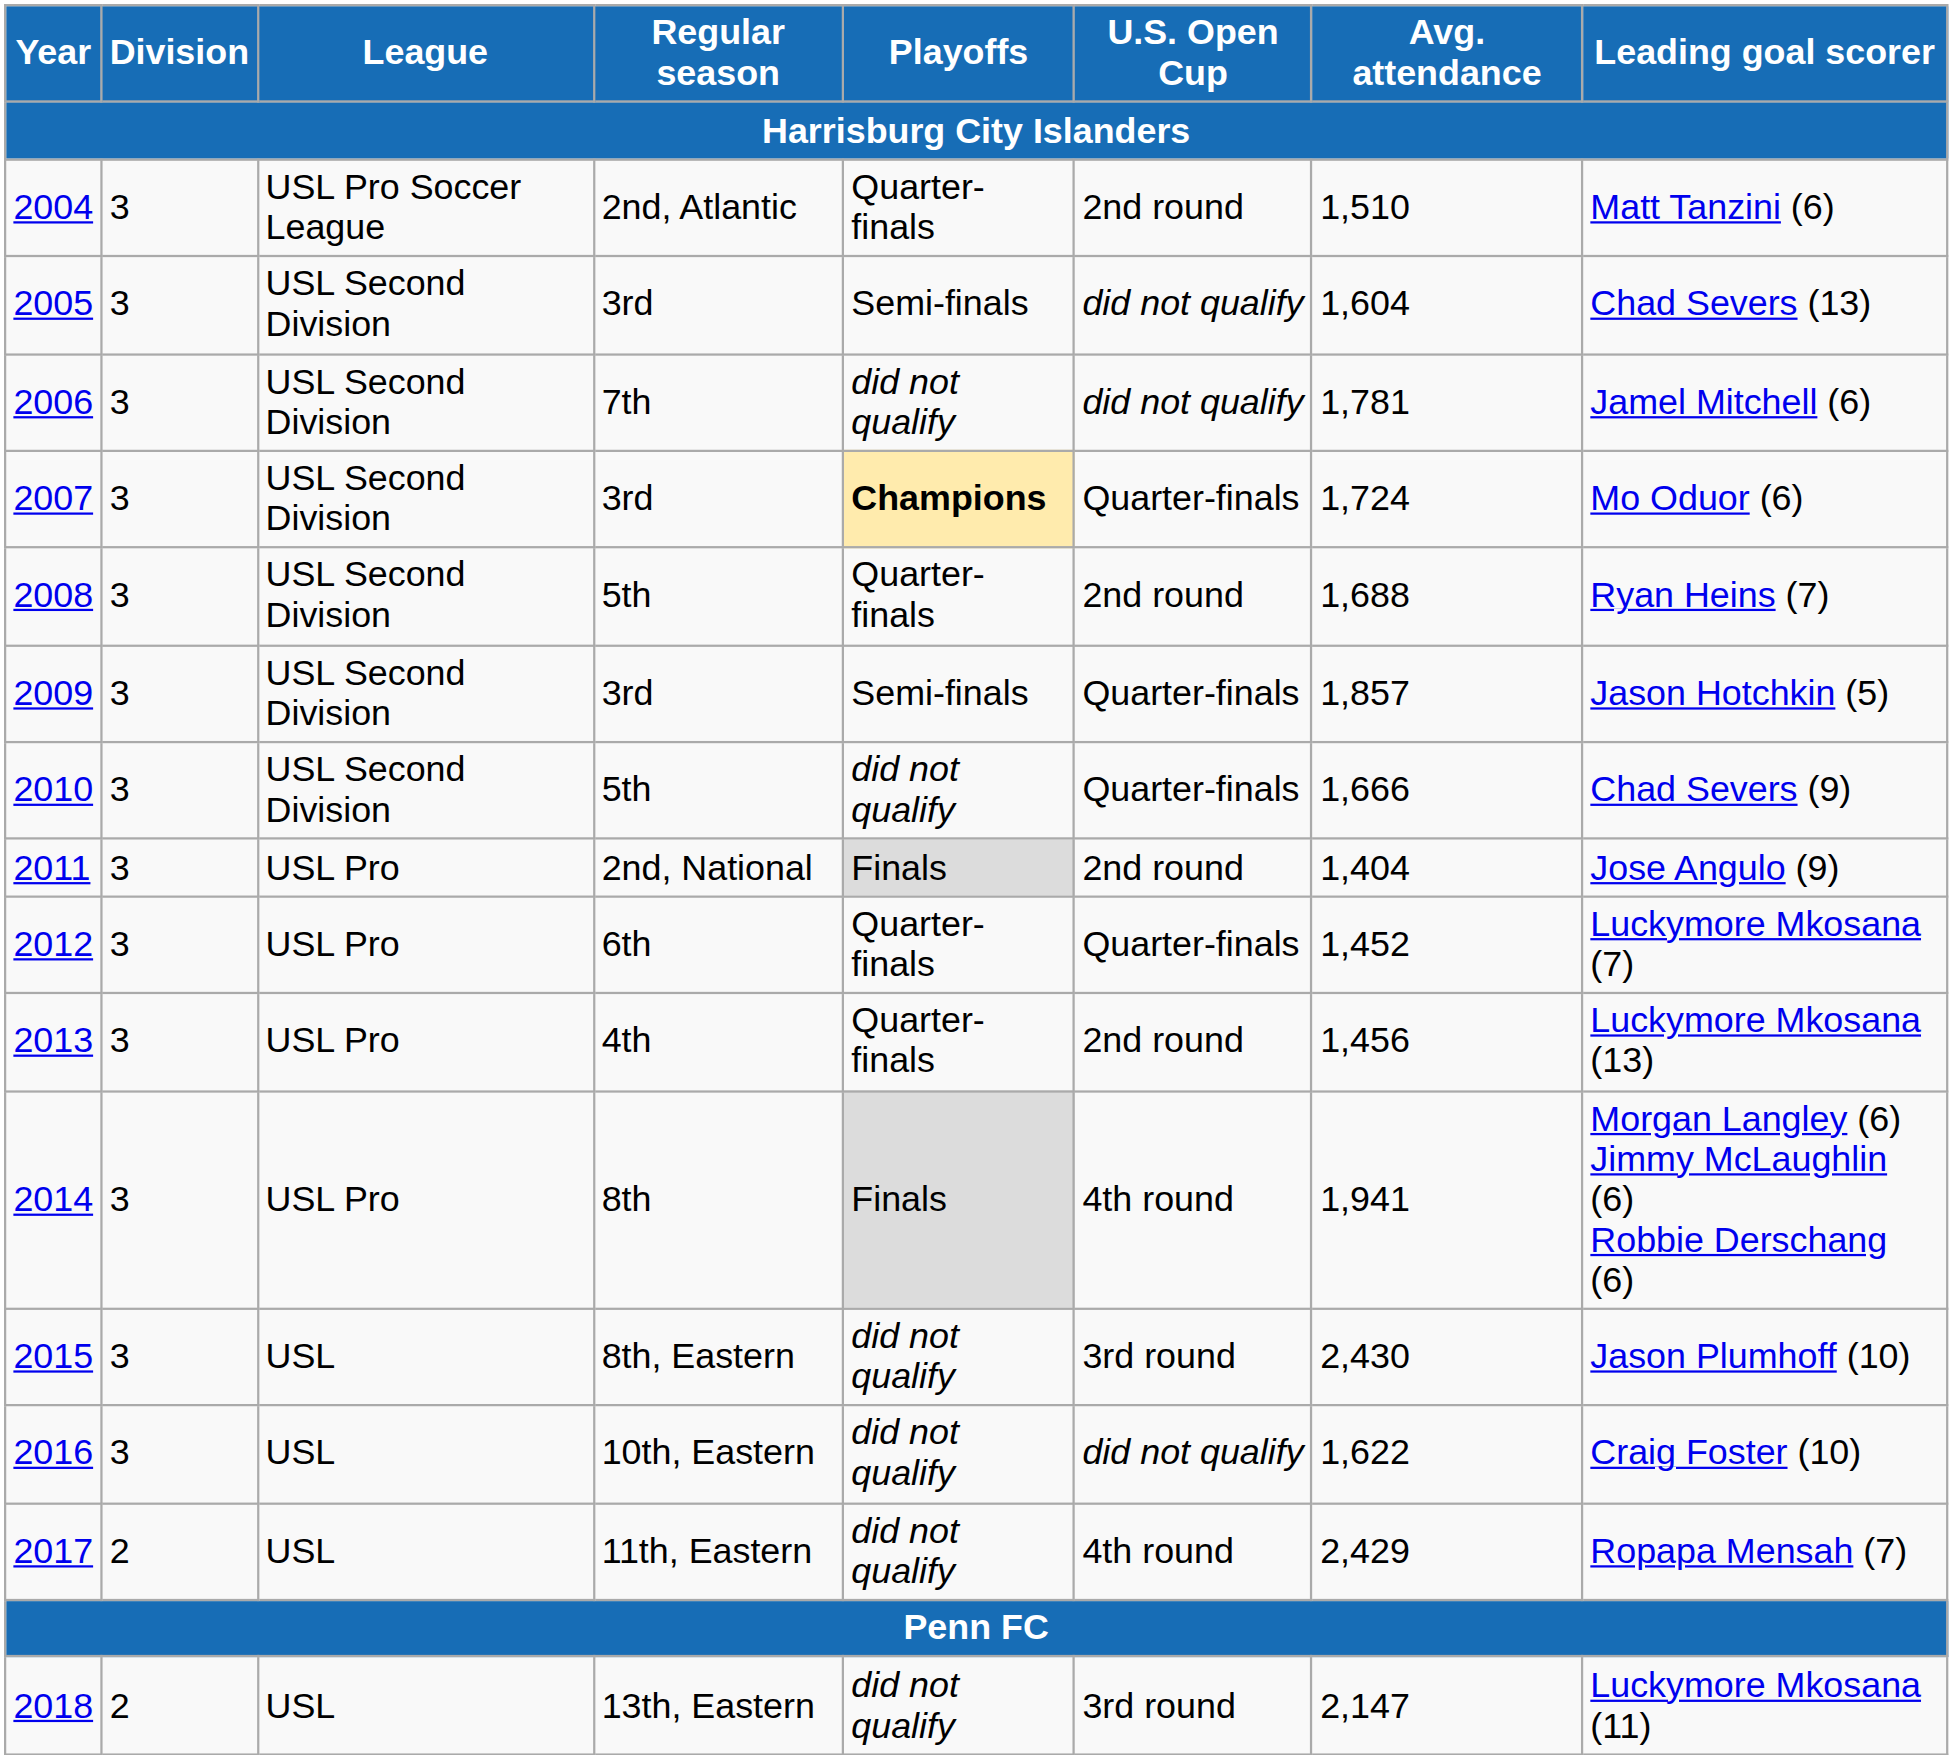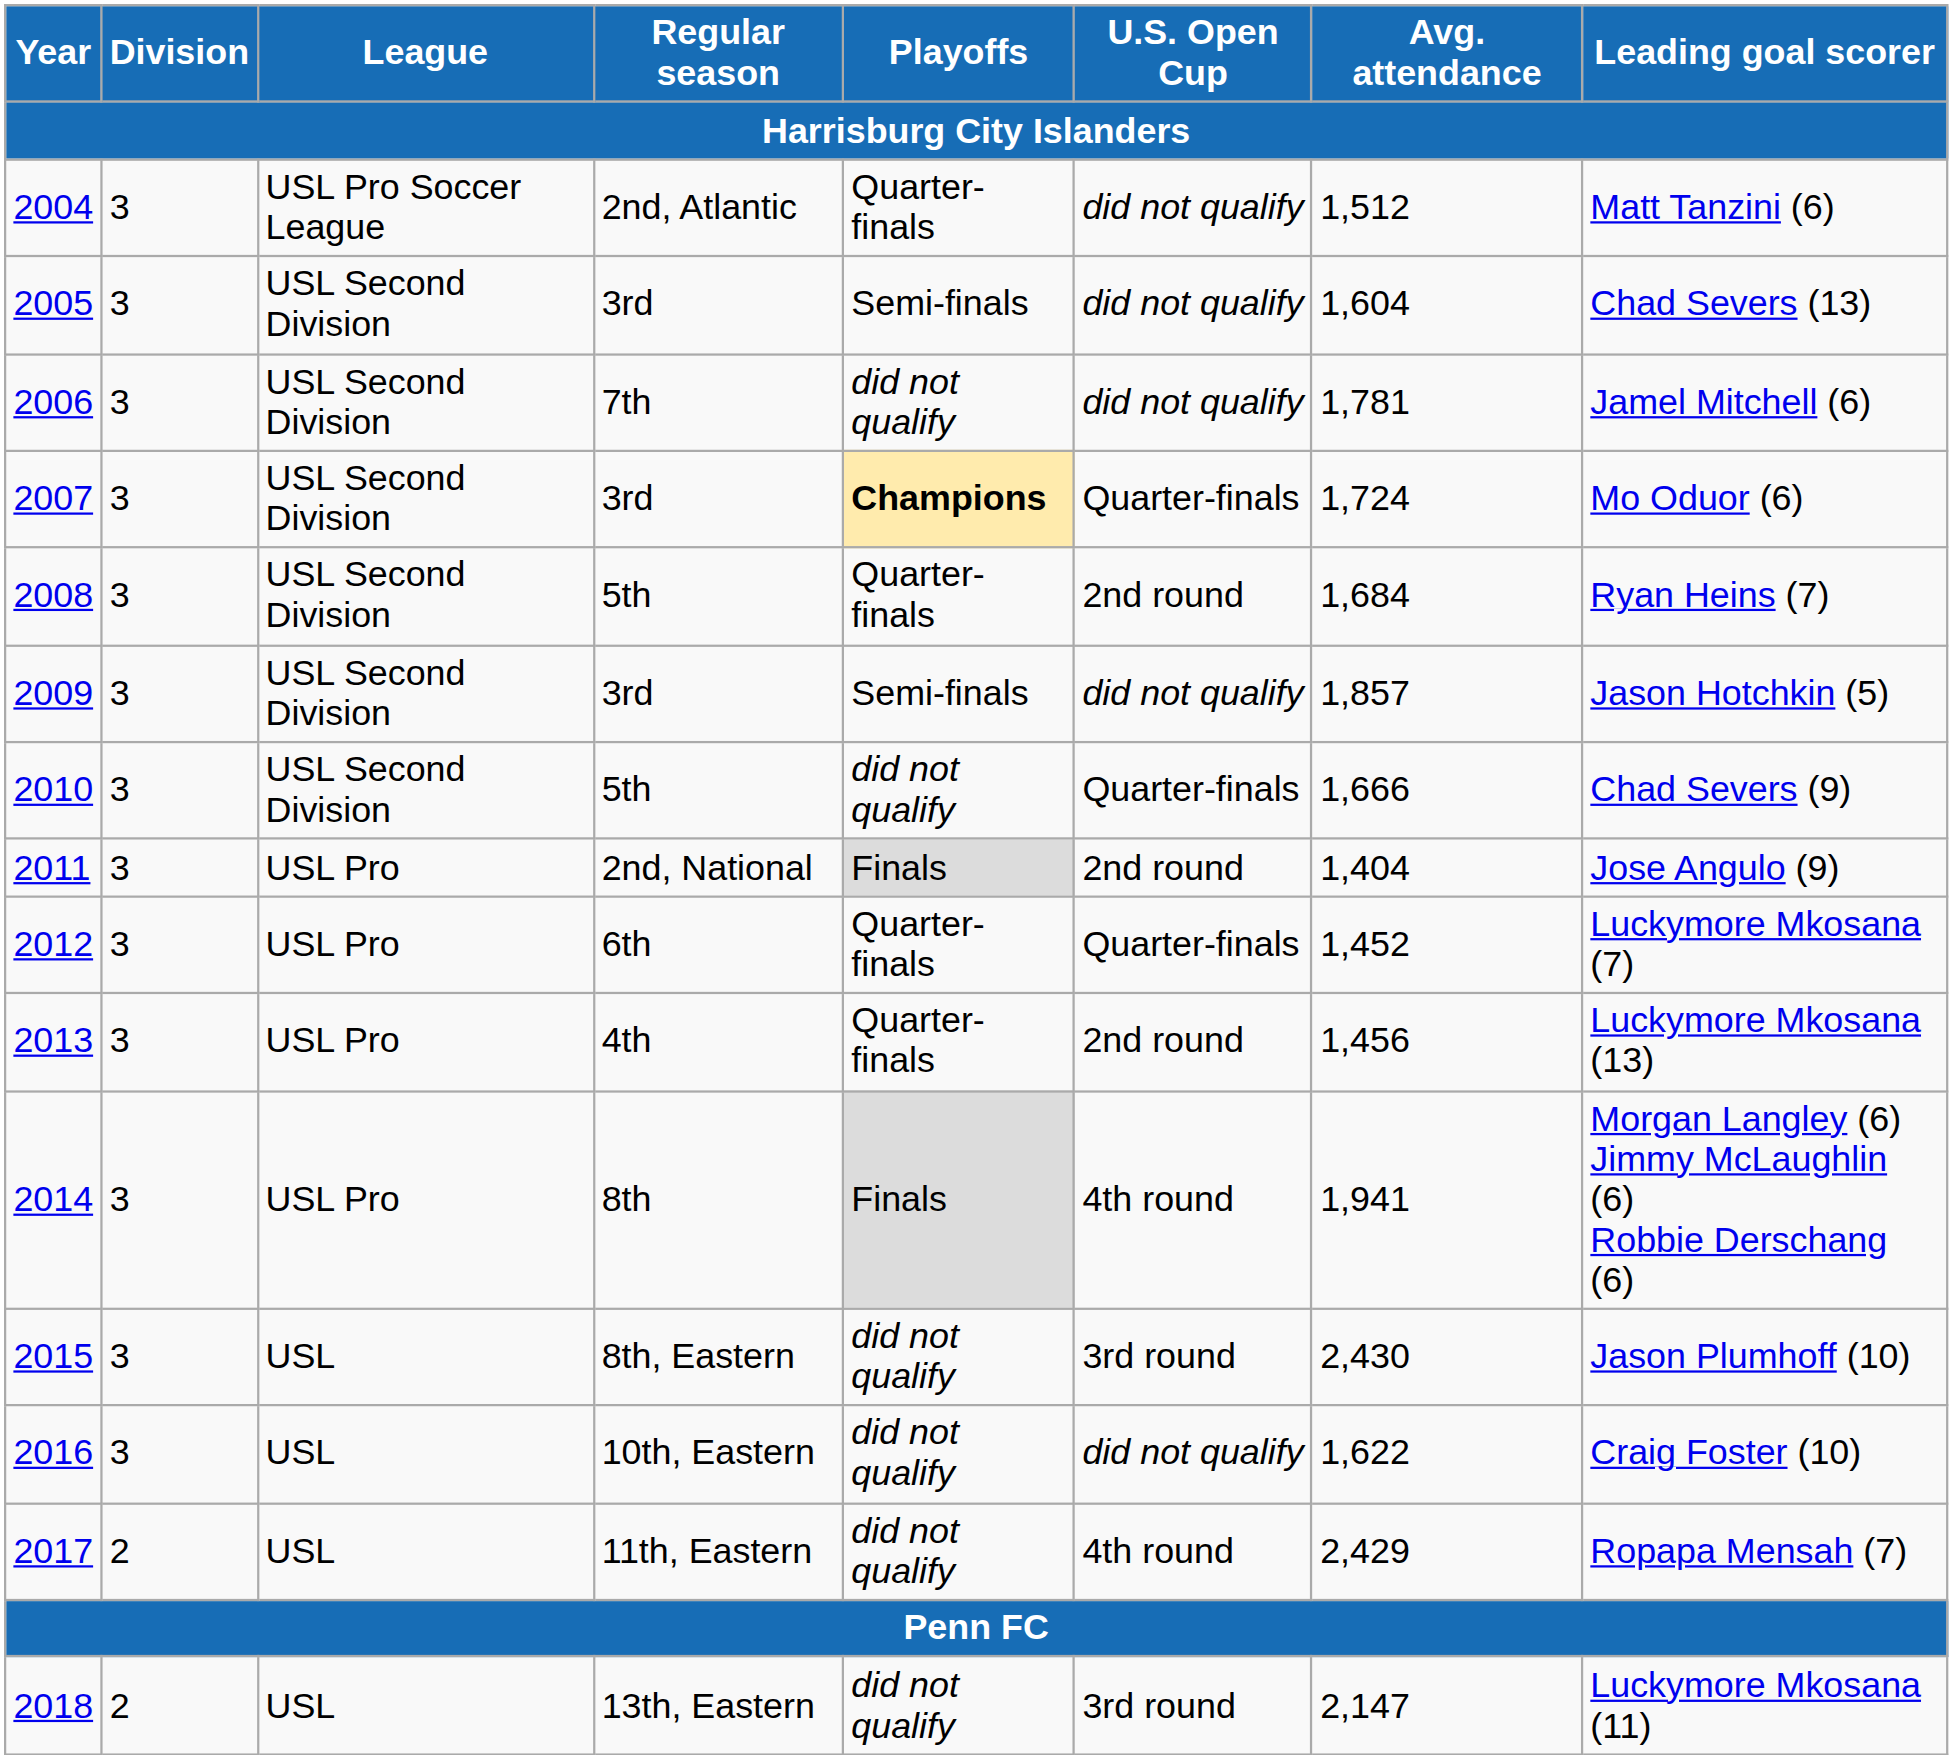(1163, 207) 2nd round -> (1193, 207) did not qualify
(1365, 207) 1,510 -> (1365, 207) 1,512
(1365, 595) 1,688 -> (1365, 595) 1,684
(1191, 692) Quarter-finals -> (1193, 692) did not qualify
